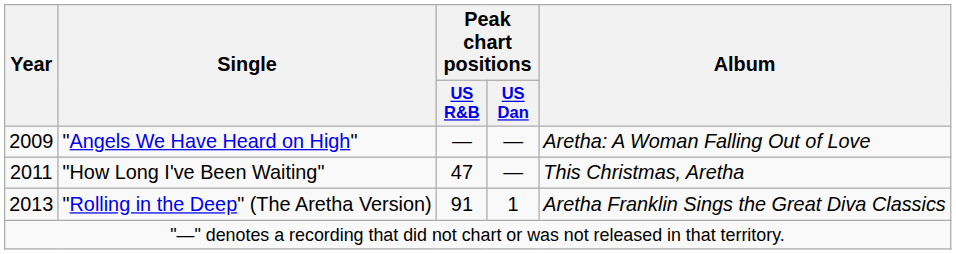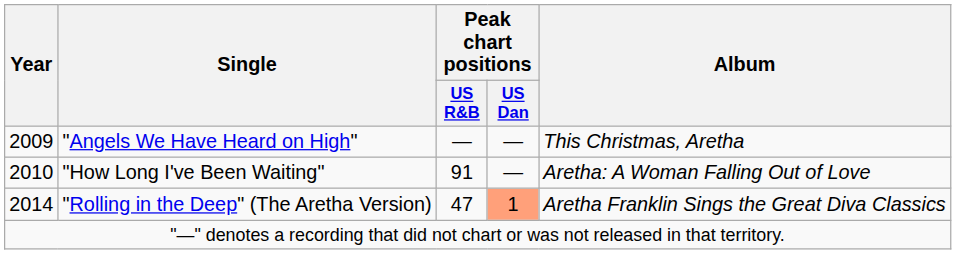(707, 141) Aretha: A Woman Falling Out of Love -> (644, 141) This Christmas, Aretha
(31, 172) 2011 -> (31, 172) 2010
(462, 172) 47 -> (462, 172) 91
(644, 172) This Christmas, Aretha -> (707, 172) Aretha: A Woman Falling Out of Love
(31, 204) 2013 -> (31, 204) 2014
(462, 204) 91 -> (462, 204) 47
(513, 204) no background -> (513, 204) lightsalmon background
